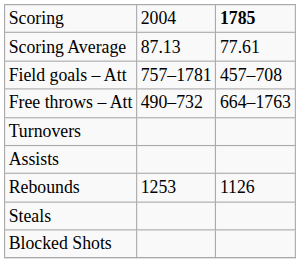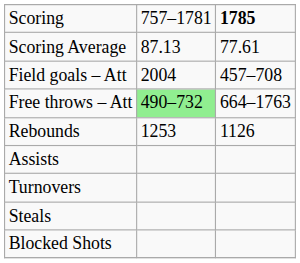(158, 18) 2004 -> (176, 18) 757–1781
(176, 74) 757–1781 -> (158, 74) 2004
(172, 103) no background -> (172, 103) lightgreen background
rows swapped: (44, 187) <-> (45, 131)
